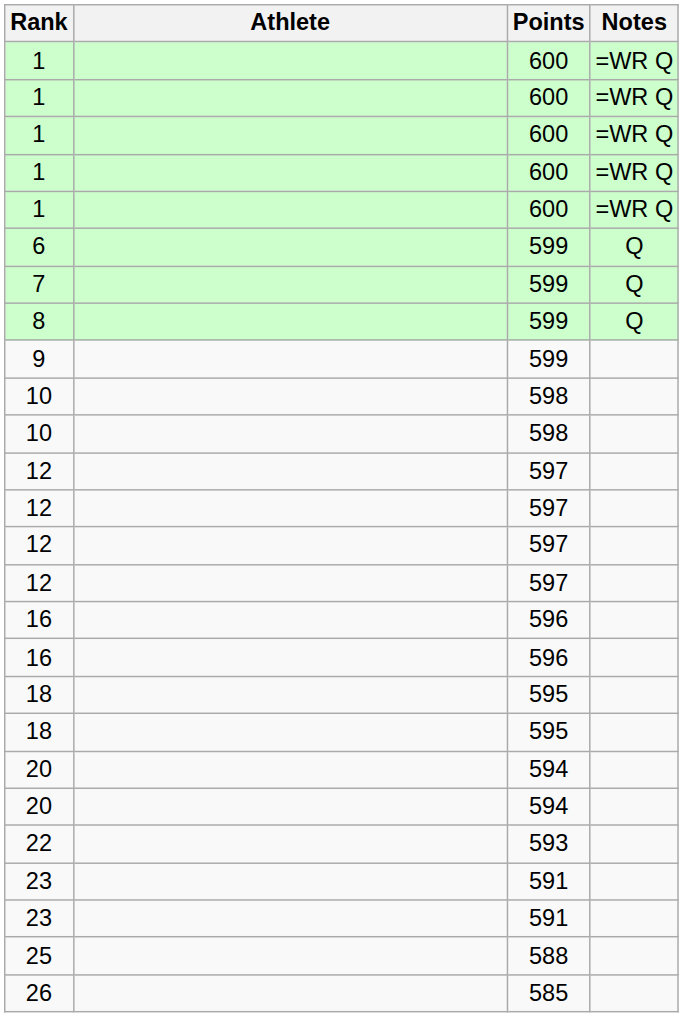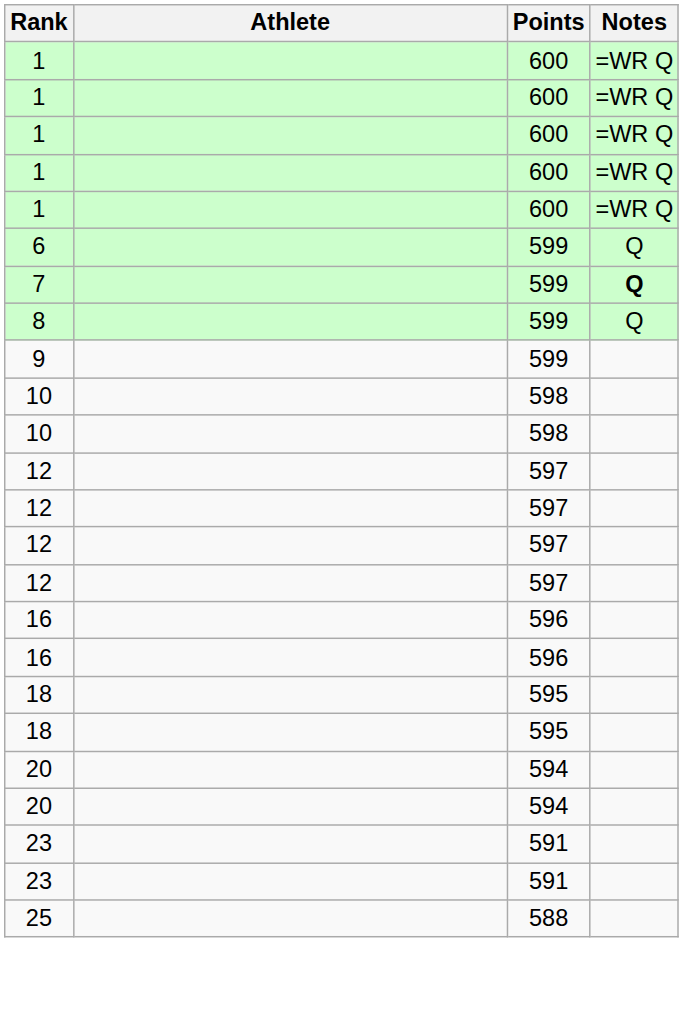(634, 284) normal -> (634, 284) bold
- row: (39, 843)
- row: (39, 992)
